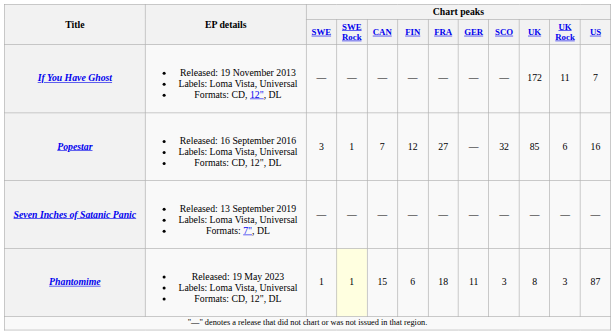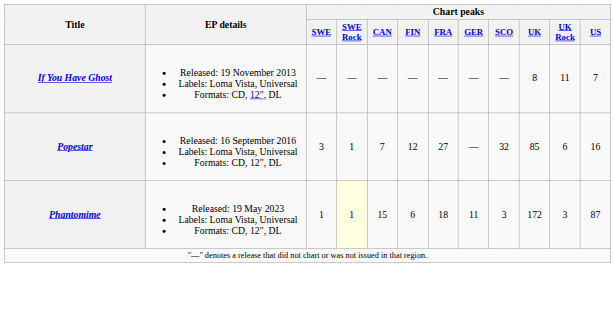(535, 78) 172 -> (535, 78) 8
- row: (75, 214)
(535, 282) 8 -> (535, 214) 172
